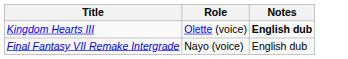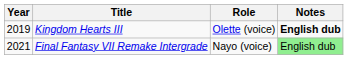+ column: (19, 12)
(279, 46) no background -> (308, 46) lightgreen background
